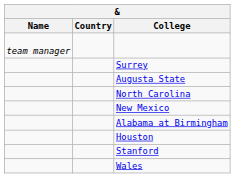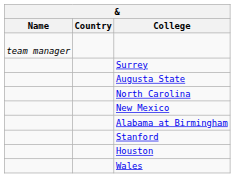rows swapped: (135, 137) <-> (137, 151)
